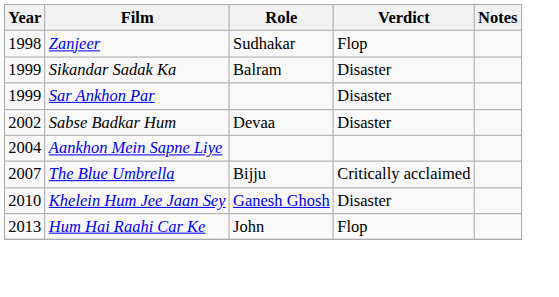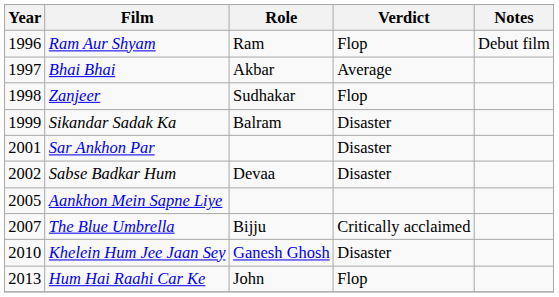+ row: (102, 43)
+ row: (82, 69)
(25, 95) 1999 -> (25, 148) 2001
(25, 148) 2004 -> (25, 200) 2005
